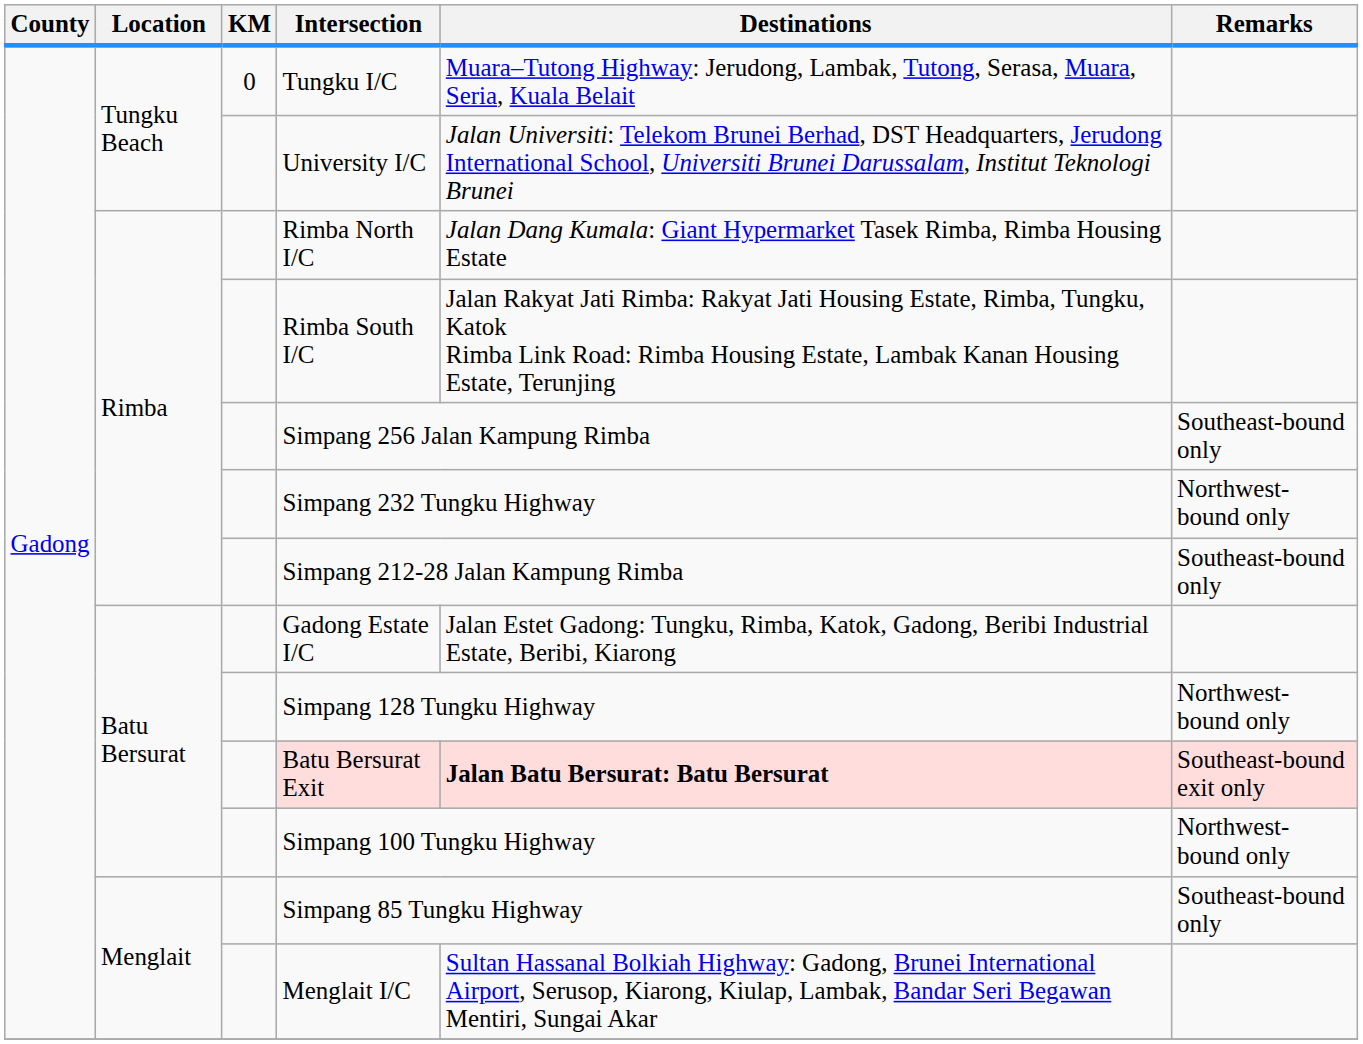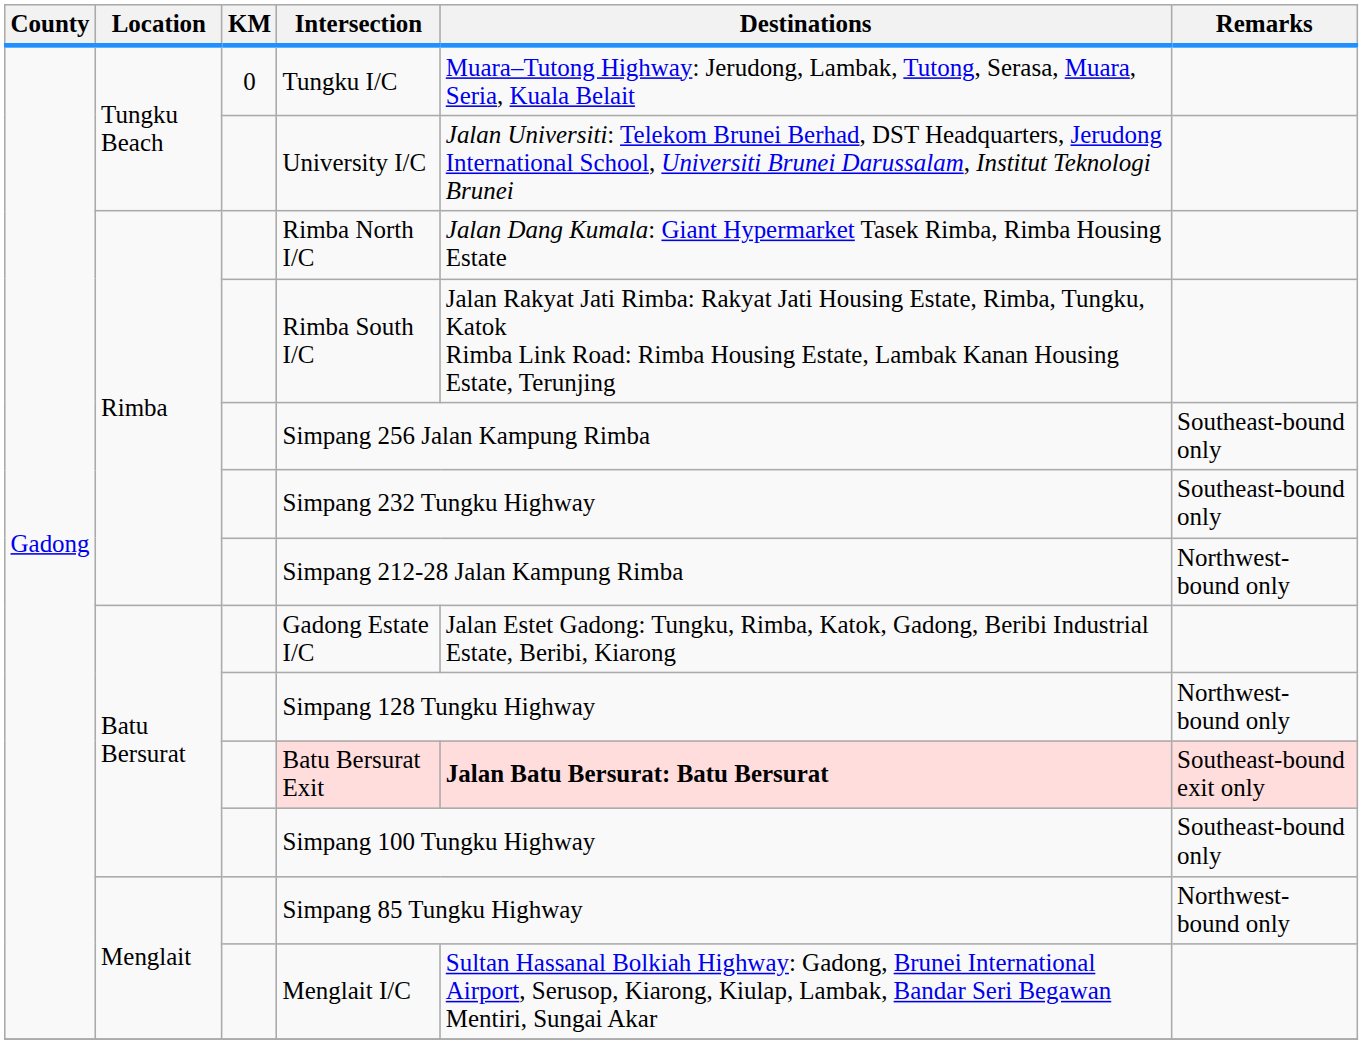(1234, 503) Northwest-bound only -> (1261, 503) Southeast-bound only
(1261, 571) Southeast-bound only -> (1234, 571) Northwest-bound only
(1234, 841) Northwest-bound only -> (1261, 841) Southeast-bound only
(1261, 909) Southeast-bound only -> (1234, 909) Northwest-bound only
